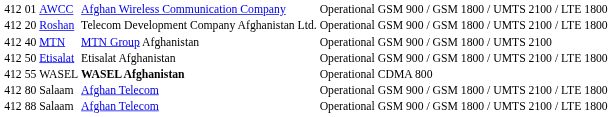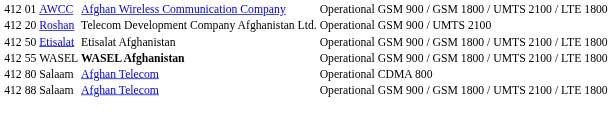(493, 25) GSM 900 / GSM 1800 / UMTS 2100 / LTE 1800 -> (434, 25) GSM 900 / UMTS 2100
- row: (30, 42)
(405, 74) CDMA 800 -> (493, 58) GSM 900 / GSM 1800 / UMTS 2100 / LTE 1800
(493, 90) GSM 900 / GSM 1800 / UMTS 2100 / LTE 1800 -> (405, 74) CDMA 800
